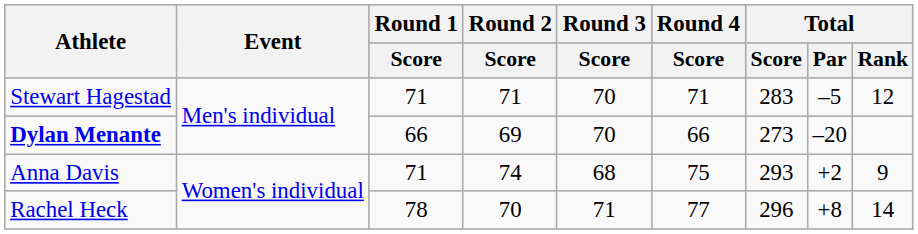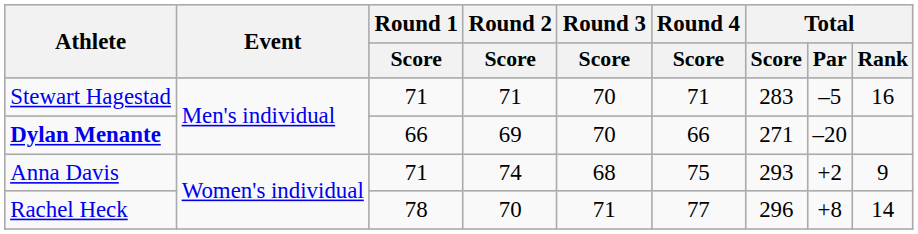(883, 97) 12 -> (883, 97) 16
(776, 135) 273 -> (776, 135) 271
